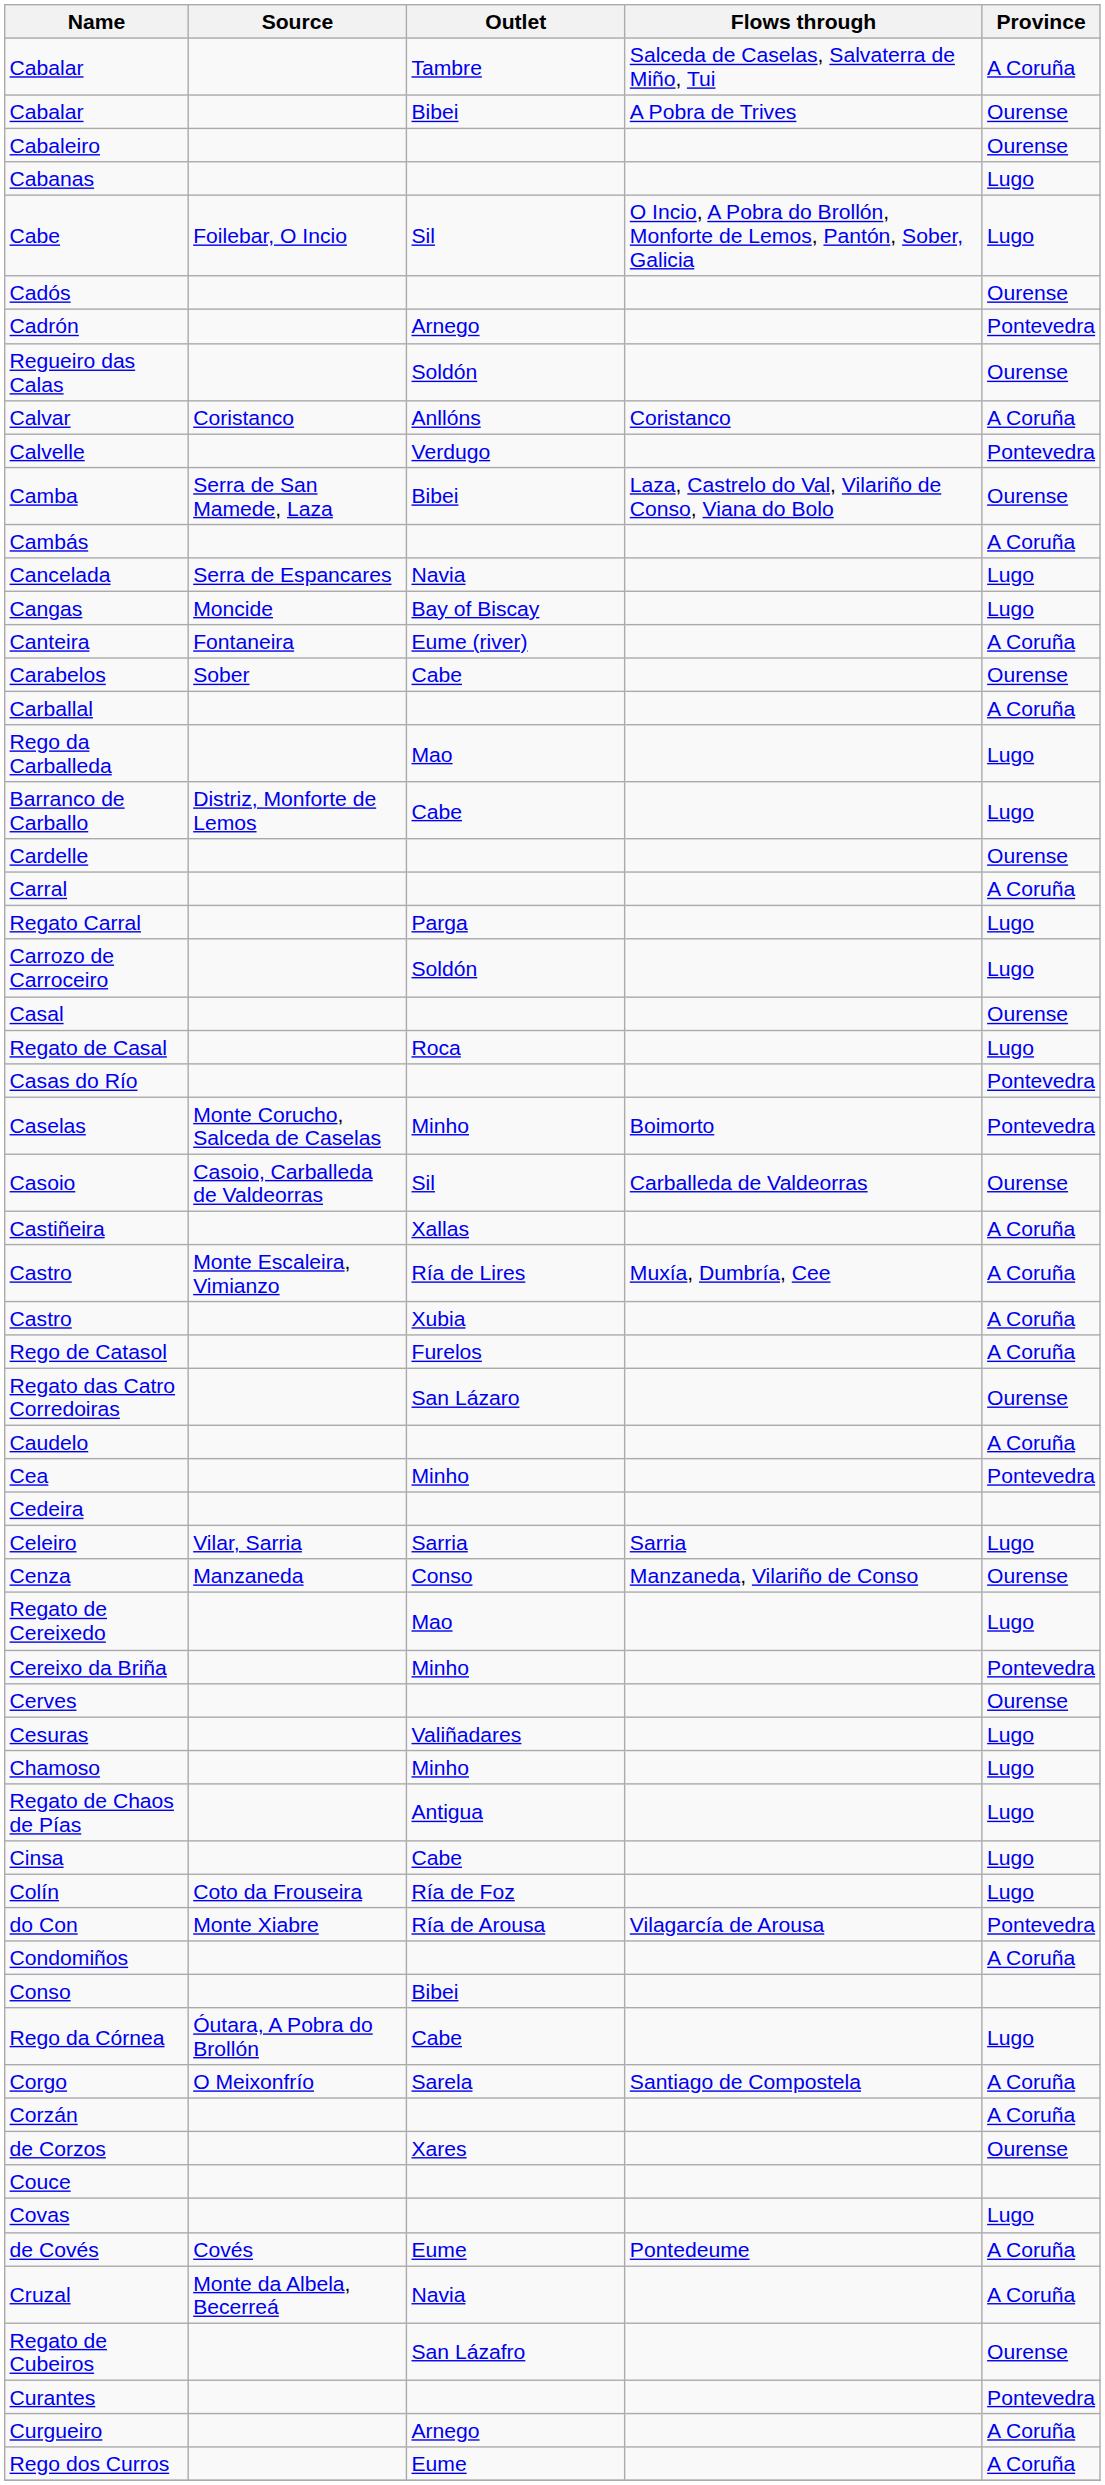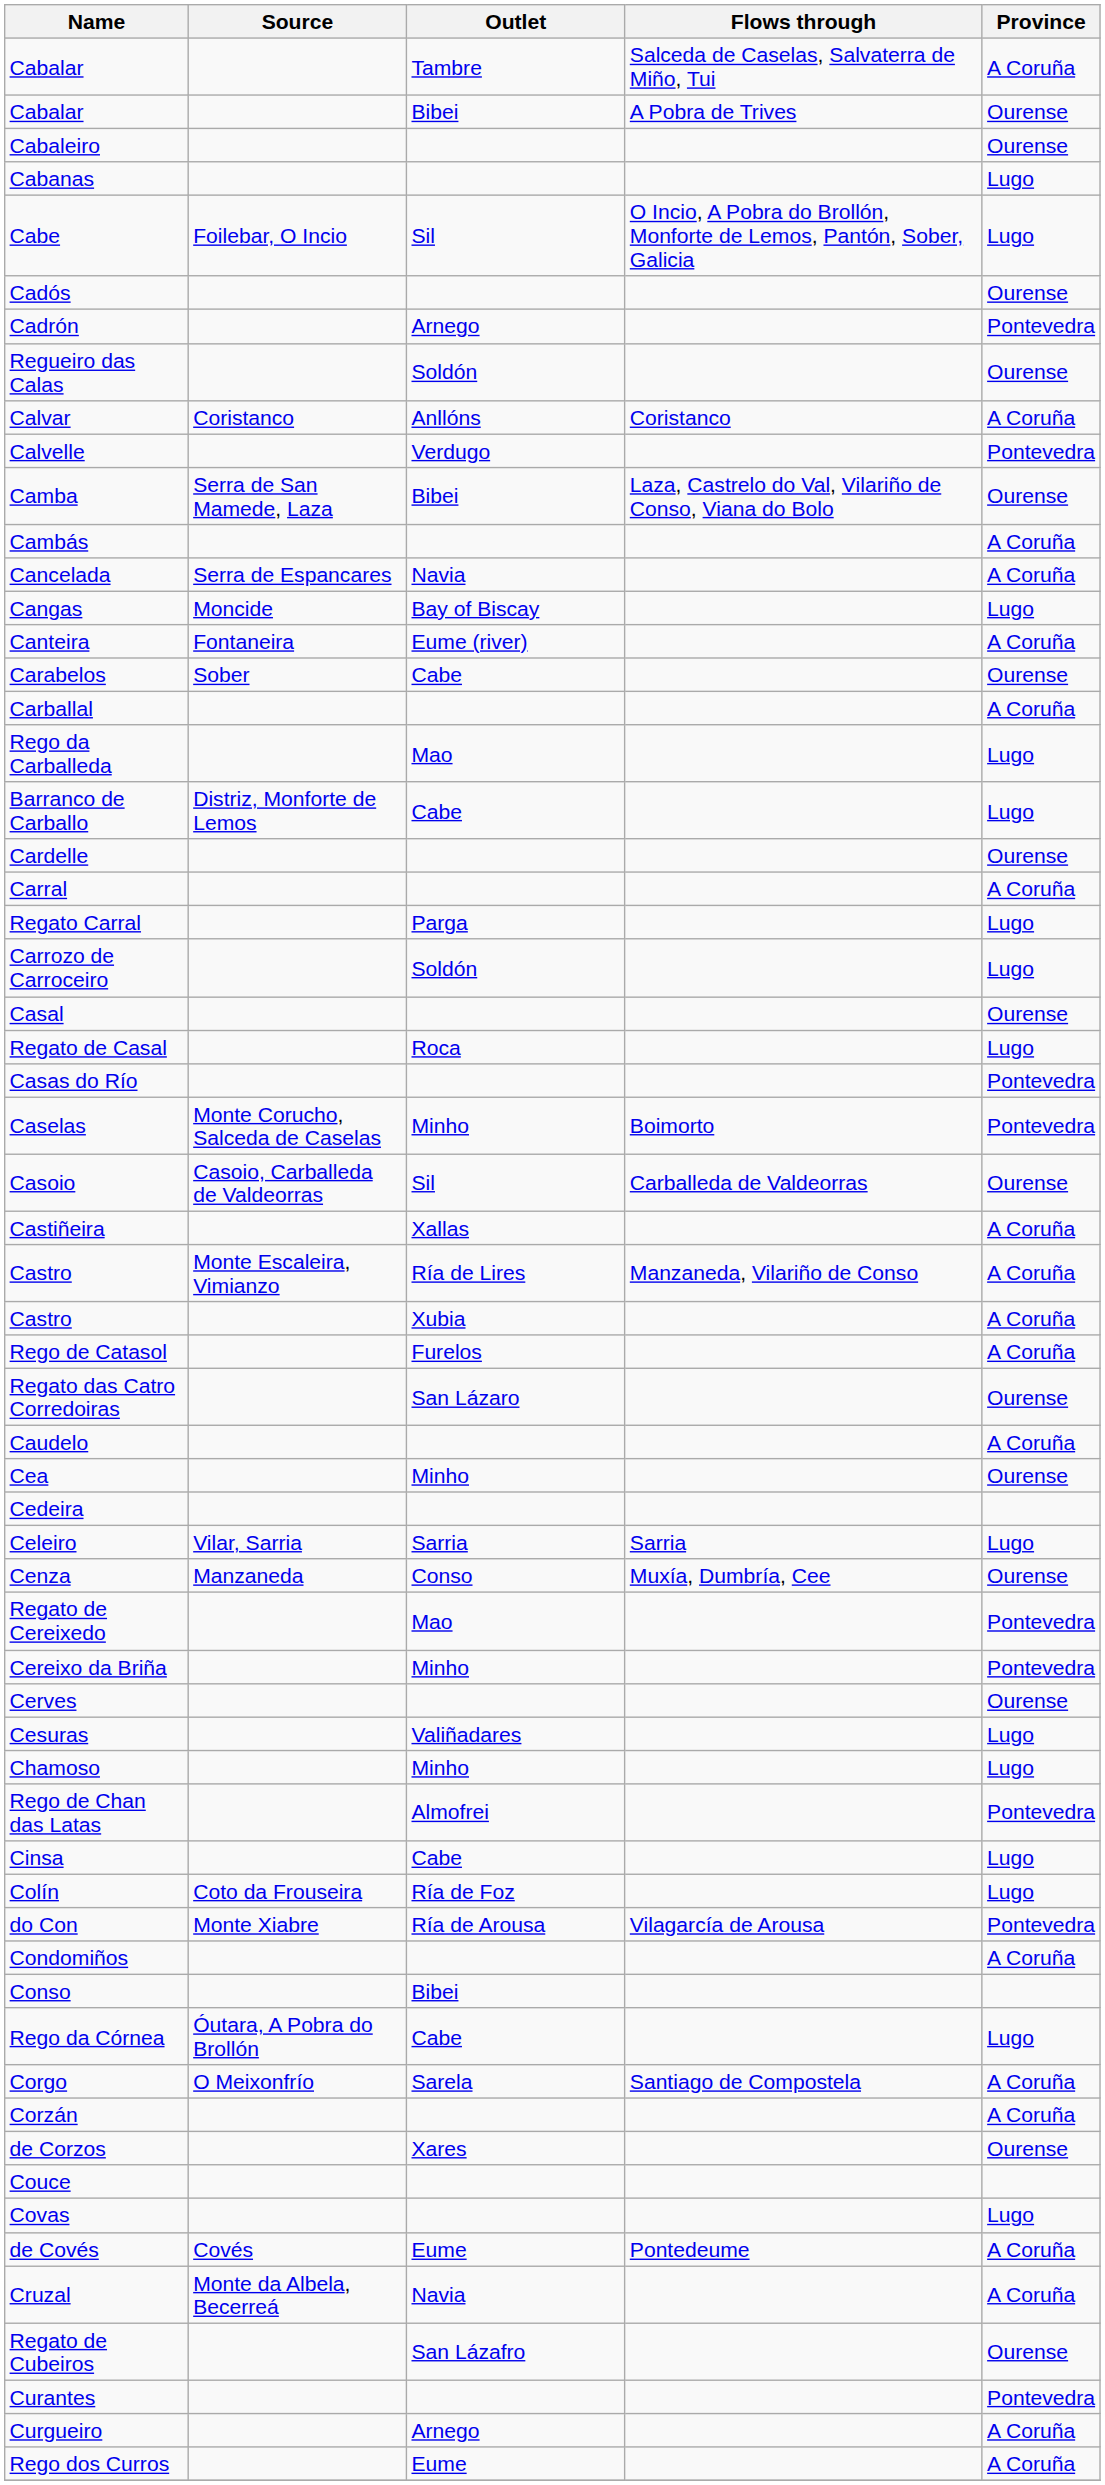(1011, 575) Lugo -> (1031, 575) A Coruña
(730, 1273) Muxía, Dumbría, Cee -> (774, 1273) Manzaneda, Vilariño de Conso
(1041, 1476) Pontevedra -> (1028, 1476) Ourense
(774, 1576) Manzaneda, Vilariño de Conso -> (730, 1576) Muxía, Dumbría, Cee
(1011, 1621) Lugo -> (1041, 1621) Pontevedra
+ row: (78, 1812)
- row: (92, 1812)
